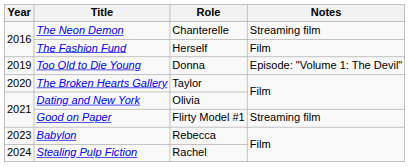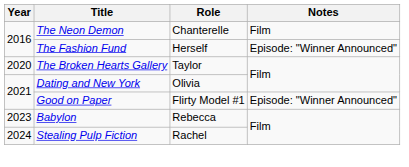(285, 30) Streaming film -> (260, 30) Film
(260, 48) Film -> (323, 48) Episode: "Winner Announced"
- row: (89, 65)
(285, 118) Streaming film -> (323, 100) Episode: "Winner Announced"
